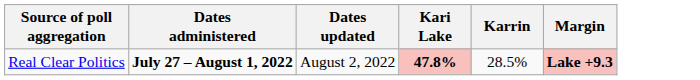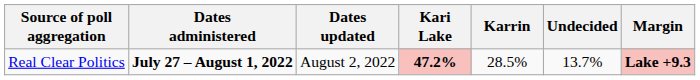+ column: (582, 26)
(435, 61) 47.8% -> (435, 61) 47.2%
